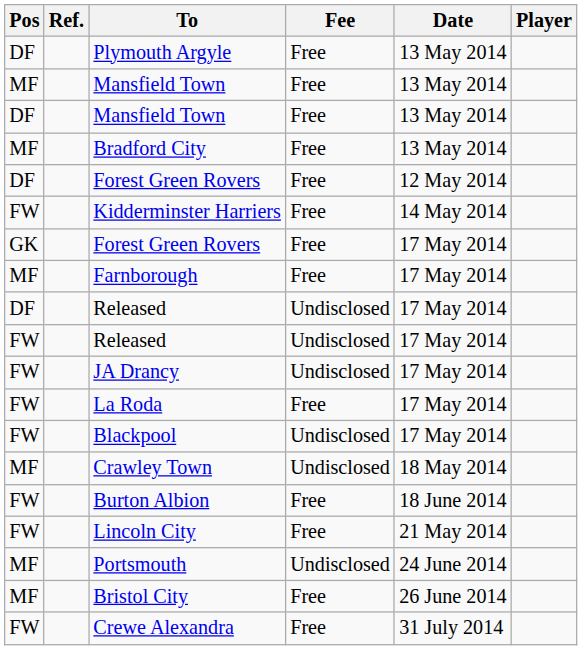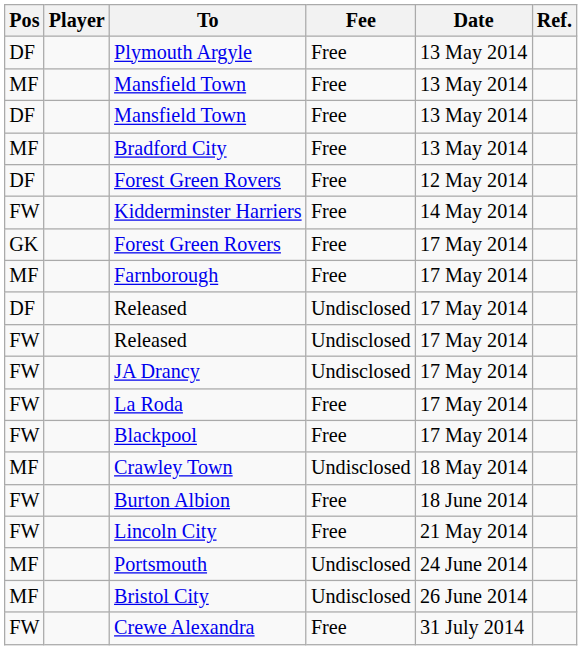columns swapped: (544, 20) <-> (66, 20)
(340, 436) Undisclosed -> (329, 436) Free
(308, 595) Free -> (361, 595) Undisclosed
